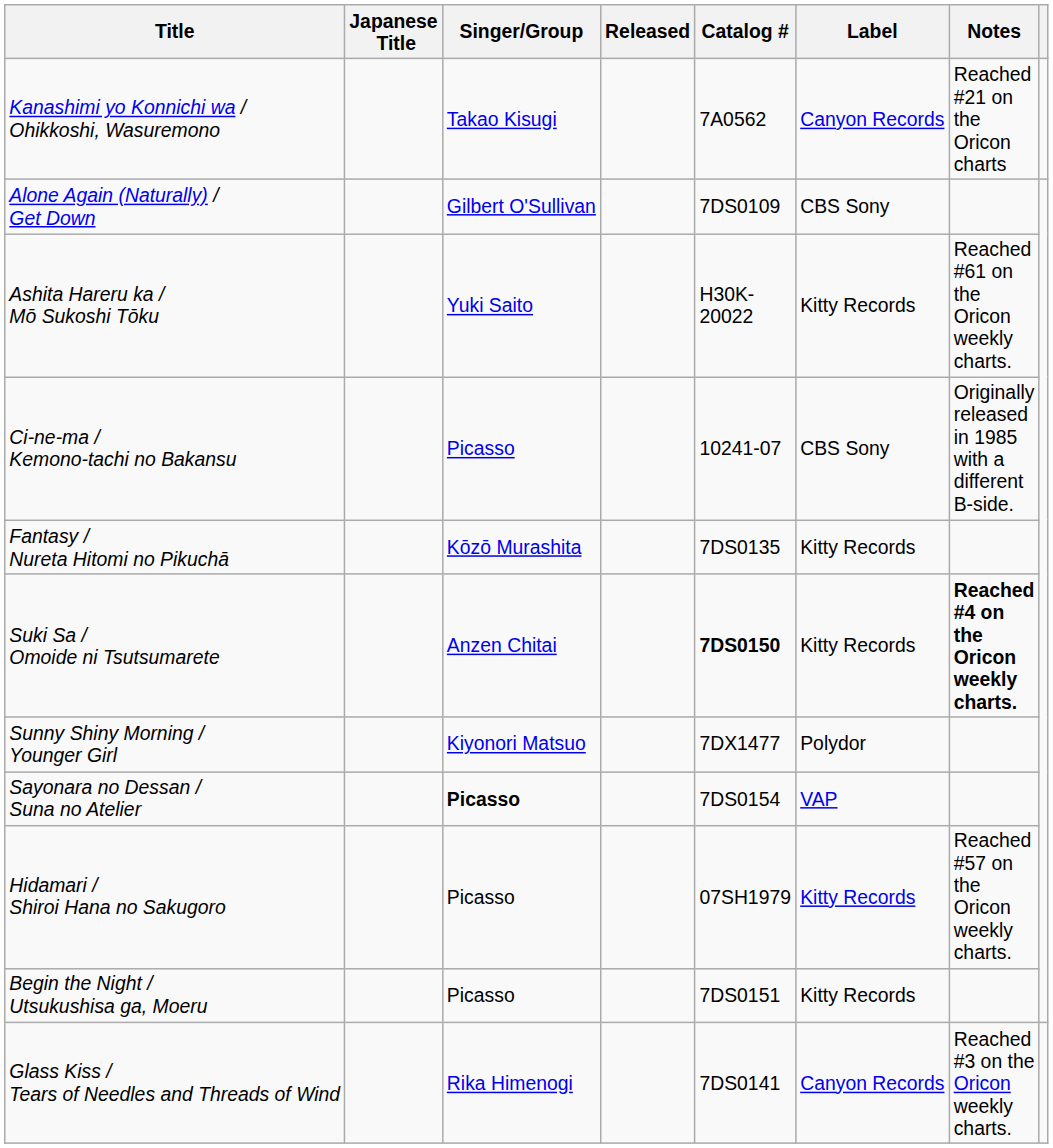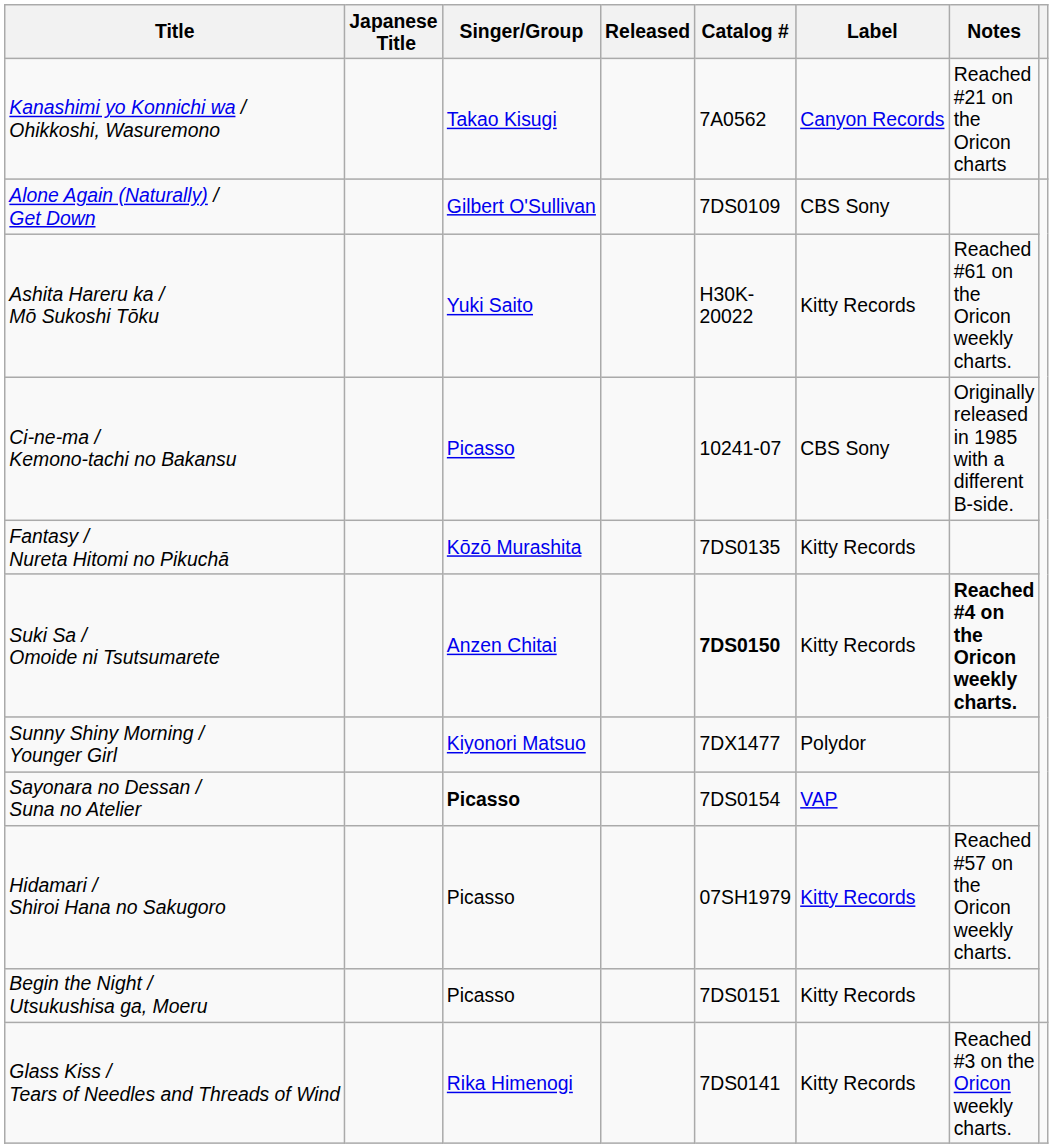(872, 1083) Canyon Records -> (858, 1083) Kitty Records
